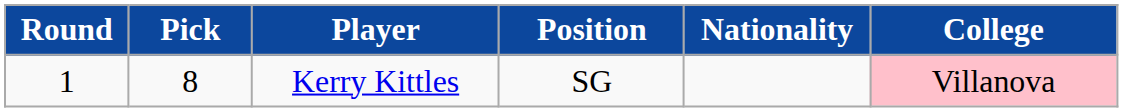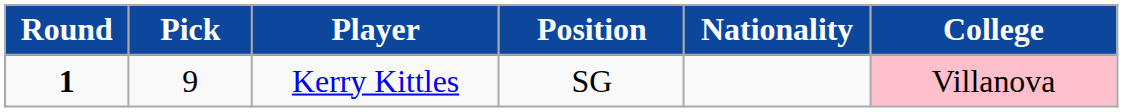(67, 80) normal -> (67, 80) bold
(190, 80) 8 -> (190, 80) 9
